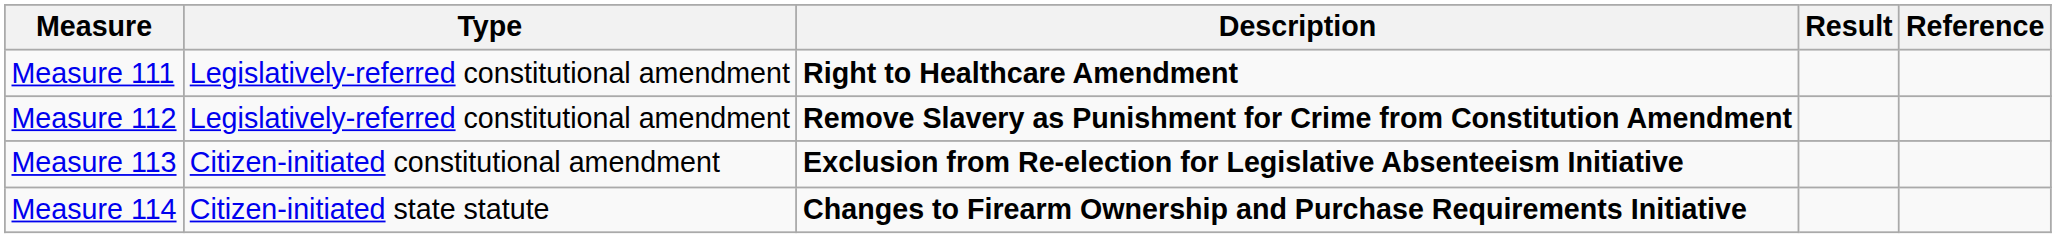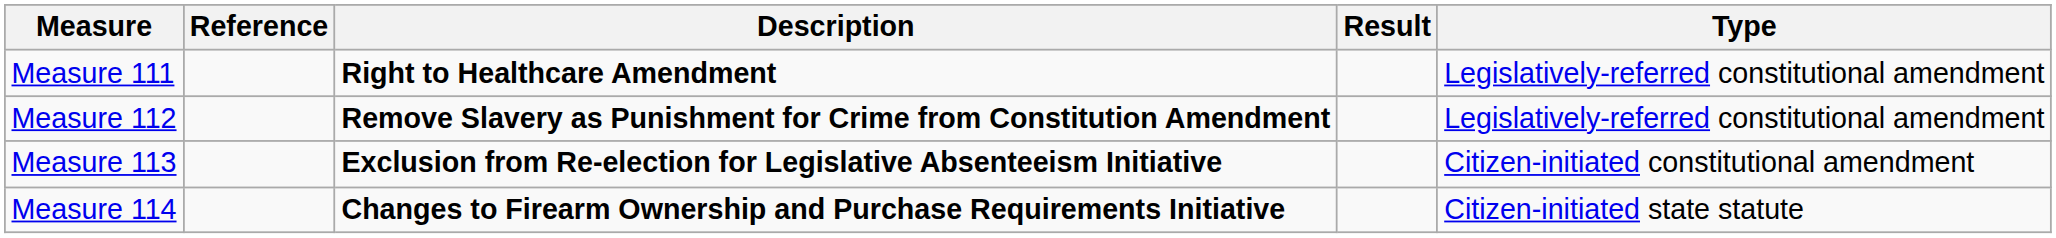columns swapped: (490, 27) <-> (1975, 27)
